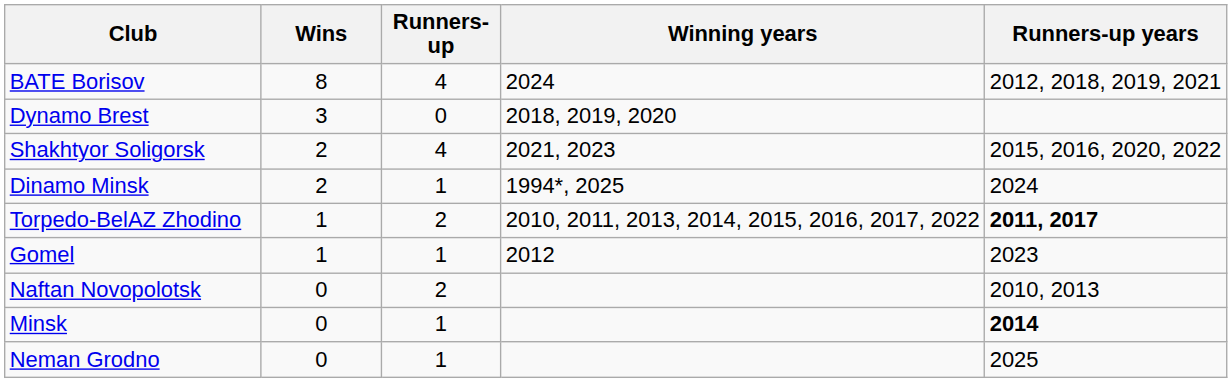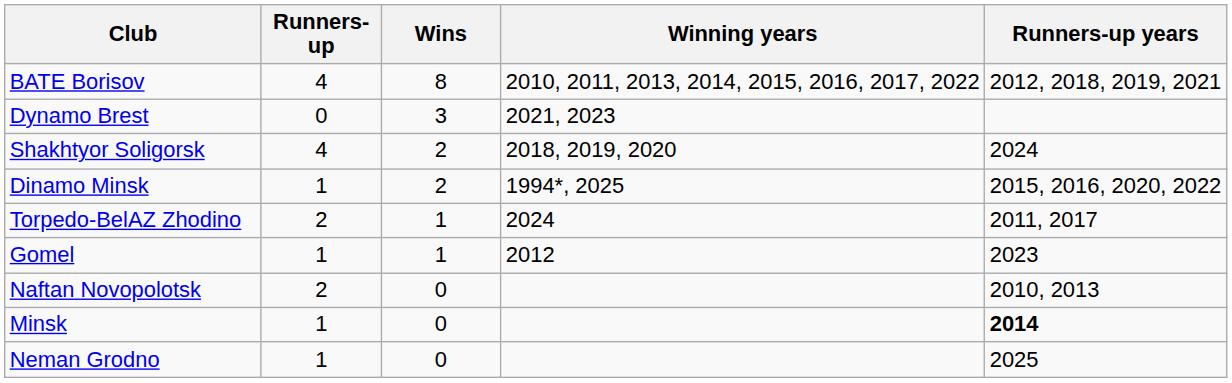columns swapped: (321, 34) <-> (441, 34)
(530, 81) 2024 -> (743, 81) 2010, 2011, 2013, 2014, 2015, 2016, 2017, 2022
(591, 116) 2018, 2019, 2020 -> (561, 116) 2021, 2023
(561, 150) 2021, 2023 -> (591, 150) 2018, 2019, 2020
(1105, 150) 2015, 2016, 2020, 2022 -> (1014, 150) 2024
(1014, 185) 2024 -> (1105, 185) 2015, 2016, 2020, 2022
(743, 220) 2010, 2011, 2013, 2014, 2015, 2016, 2017, 2022 -> (530, 220) 2024
(1044, 220) bold -> (1044, 220) normal
